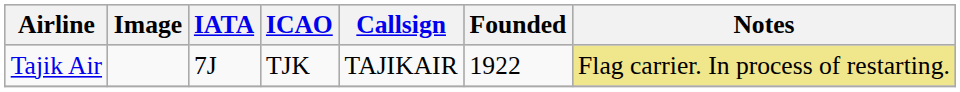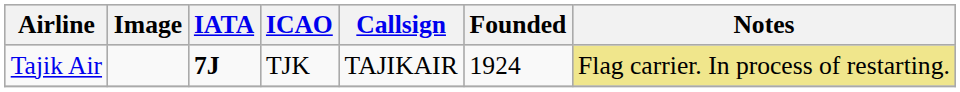(205, 65) normal -> (207, 65) bold
(495, 65) 1922 -> (495, 65) 1924
